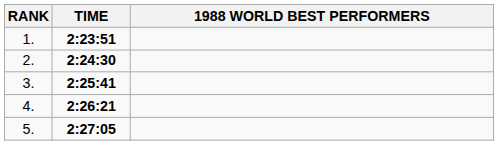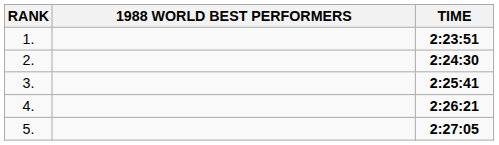columns swapped: (312, 16) <-> (91, 16)
